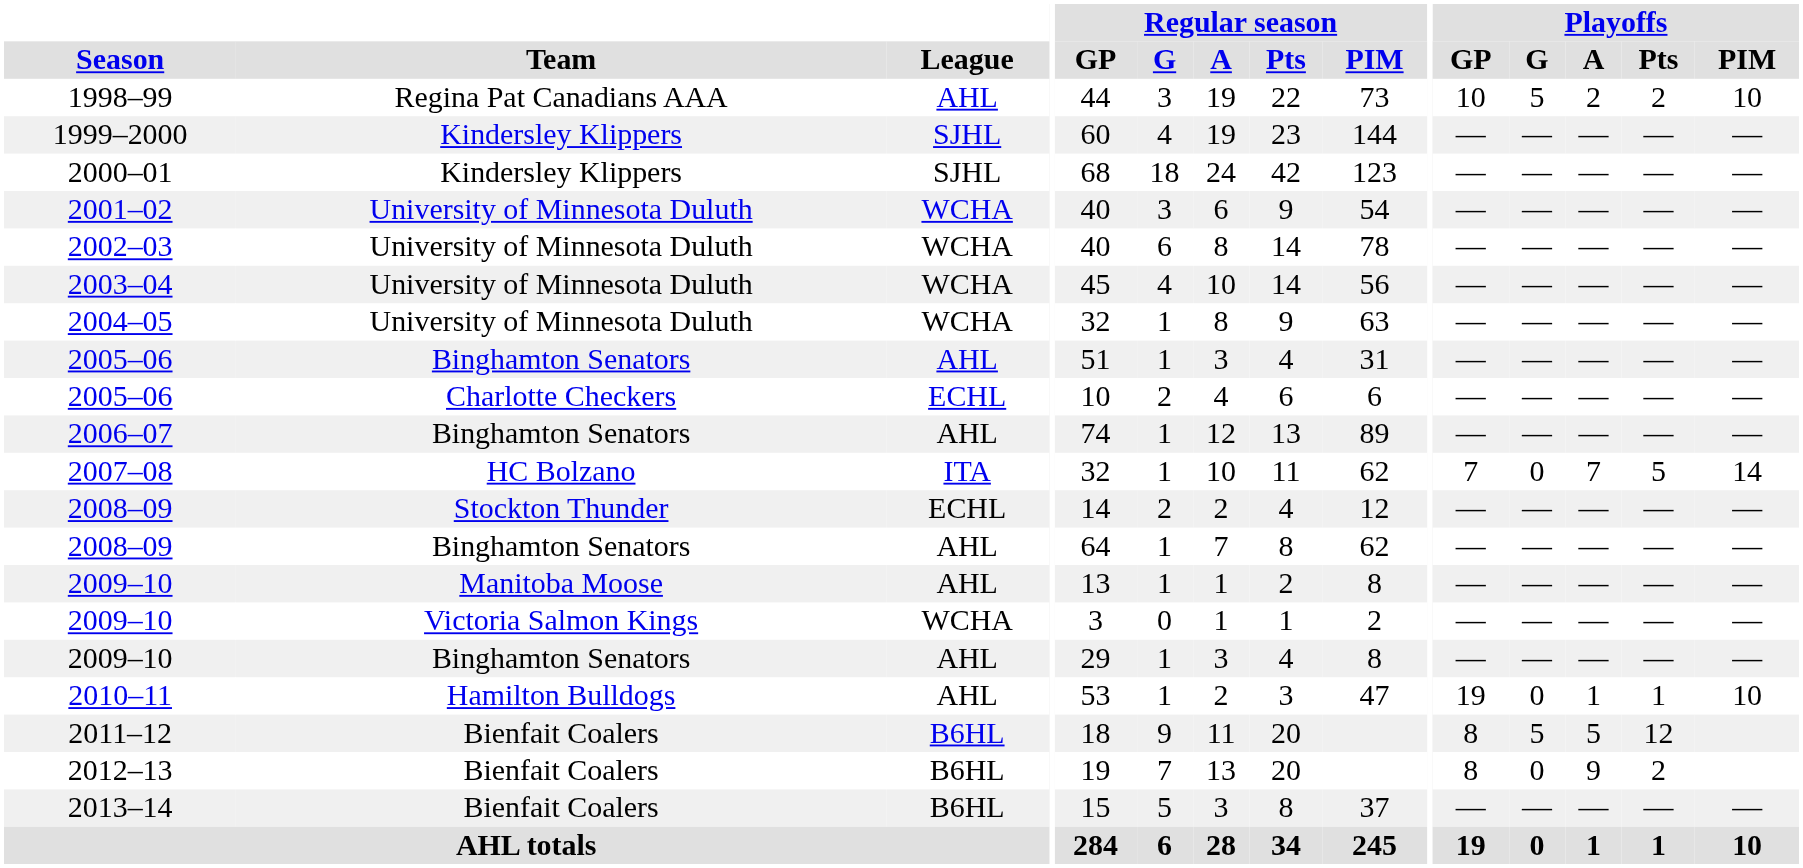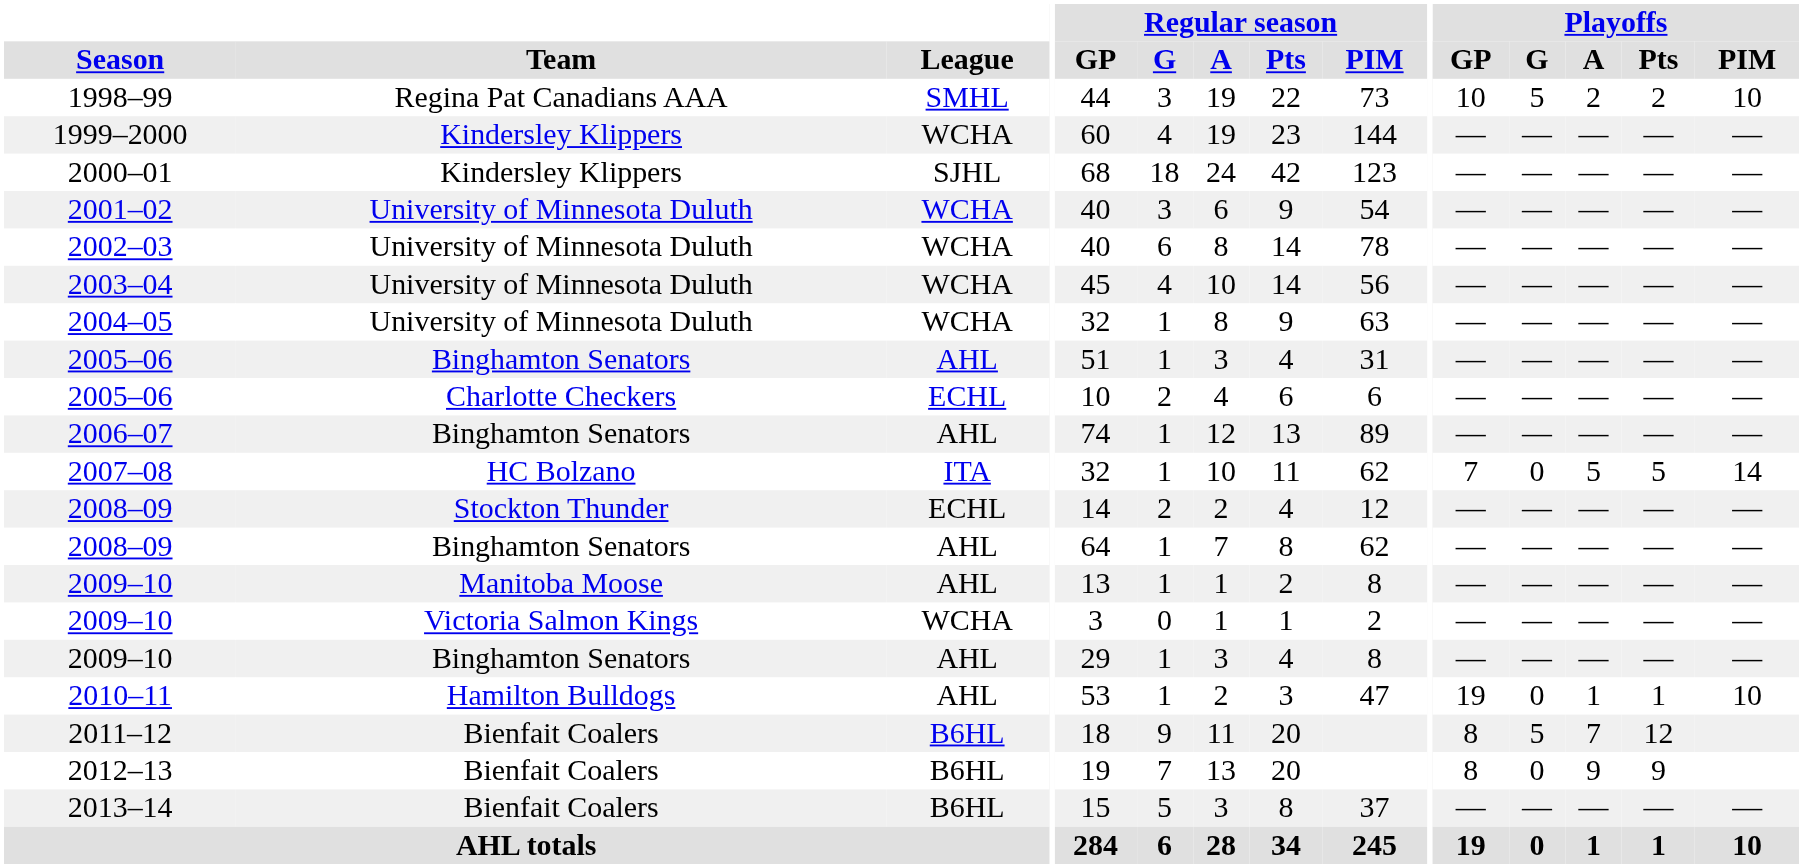(967, 97) AHL -> (967, 97) SMHL
(967, 134) SJHL -> (967, 134) WCHA
(1594, 471) 7 -> (1594, 471) 5
(1594, 732) 5 -> (1594, 732) 7
(1658, 770) 2 -> (1658, 770) 9
